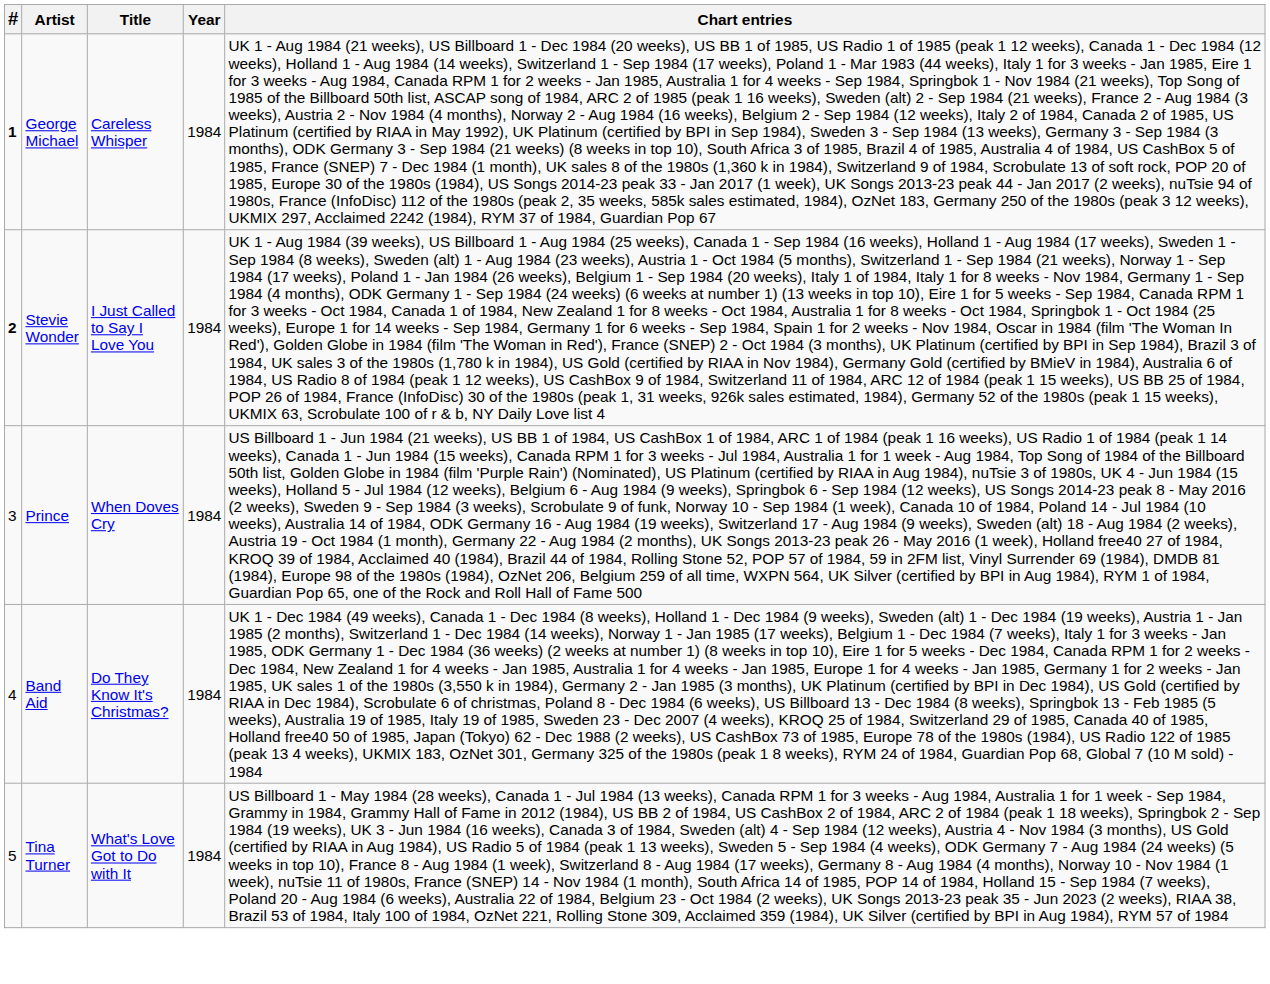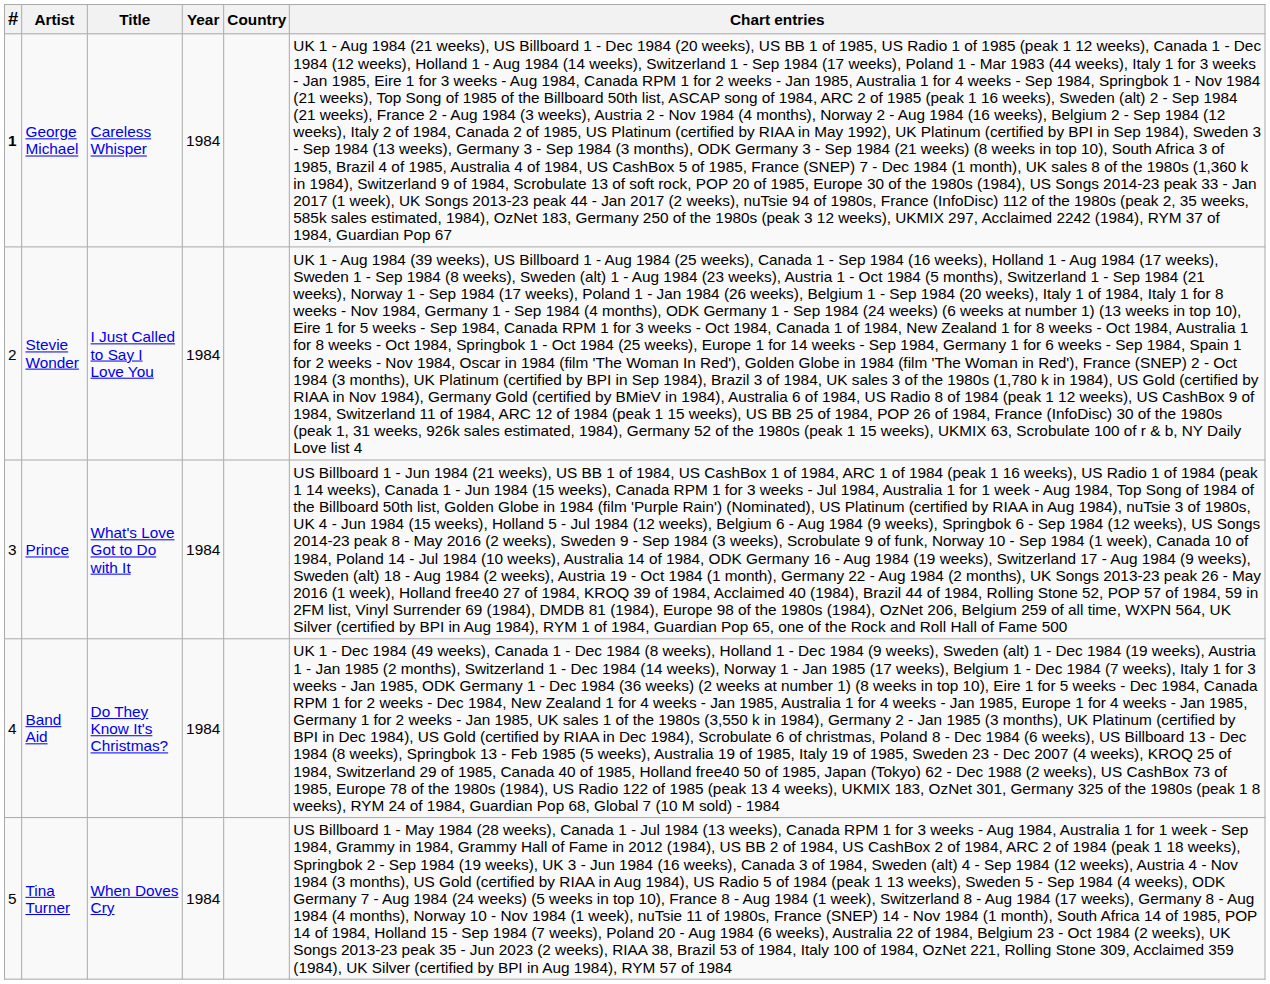+ column: (257, 19)
(12, 328) bold -> (12, 354) normal
(135, 515) When Doves Cry -> (133, 550) What's Love Got to Do with It
(133, 856) What's Love Got to Do with It -> (134, 899) When Doves Cry
